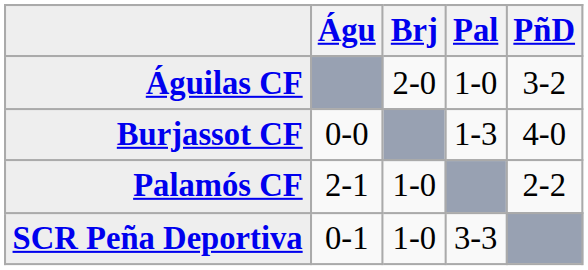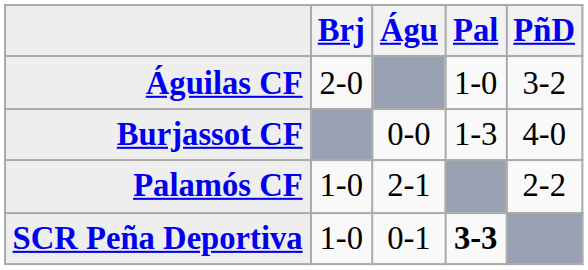columns swapped: (347, 30) <-> (414, 30)
(476, 237) normal -> (476, 237) bold
